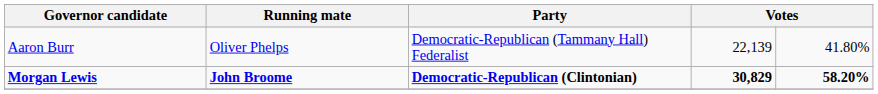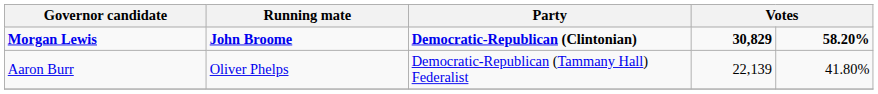rows swapped: (52, 77) <-> (41, 46)
